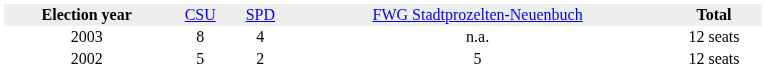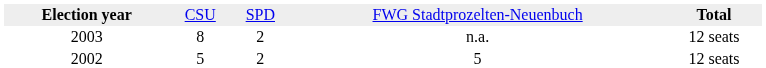(260, 36) 4 -> (260, 36) 2
